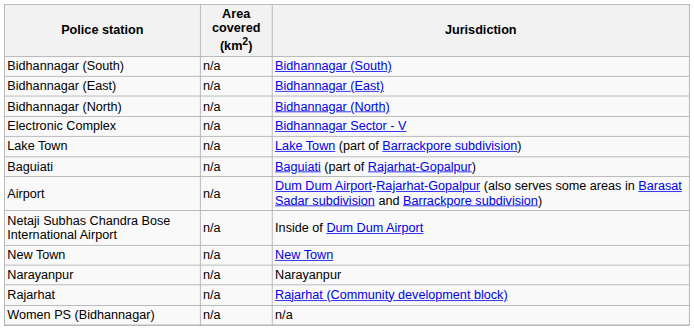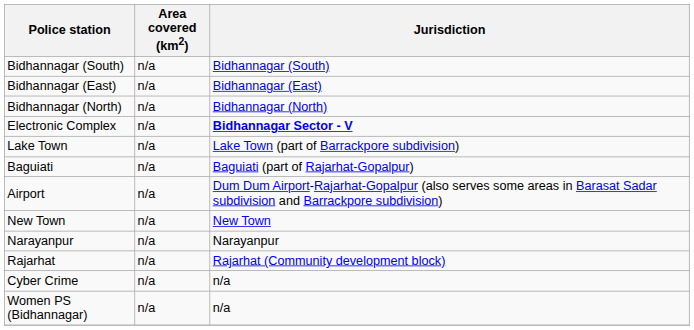(341, 126) normal -> (283, 126) bold
- row: (89, 228)
+ row: (43, 281)
